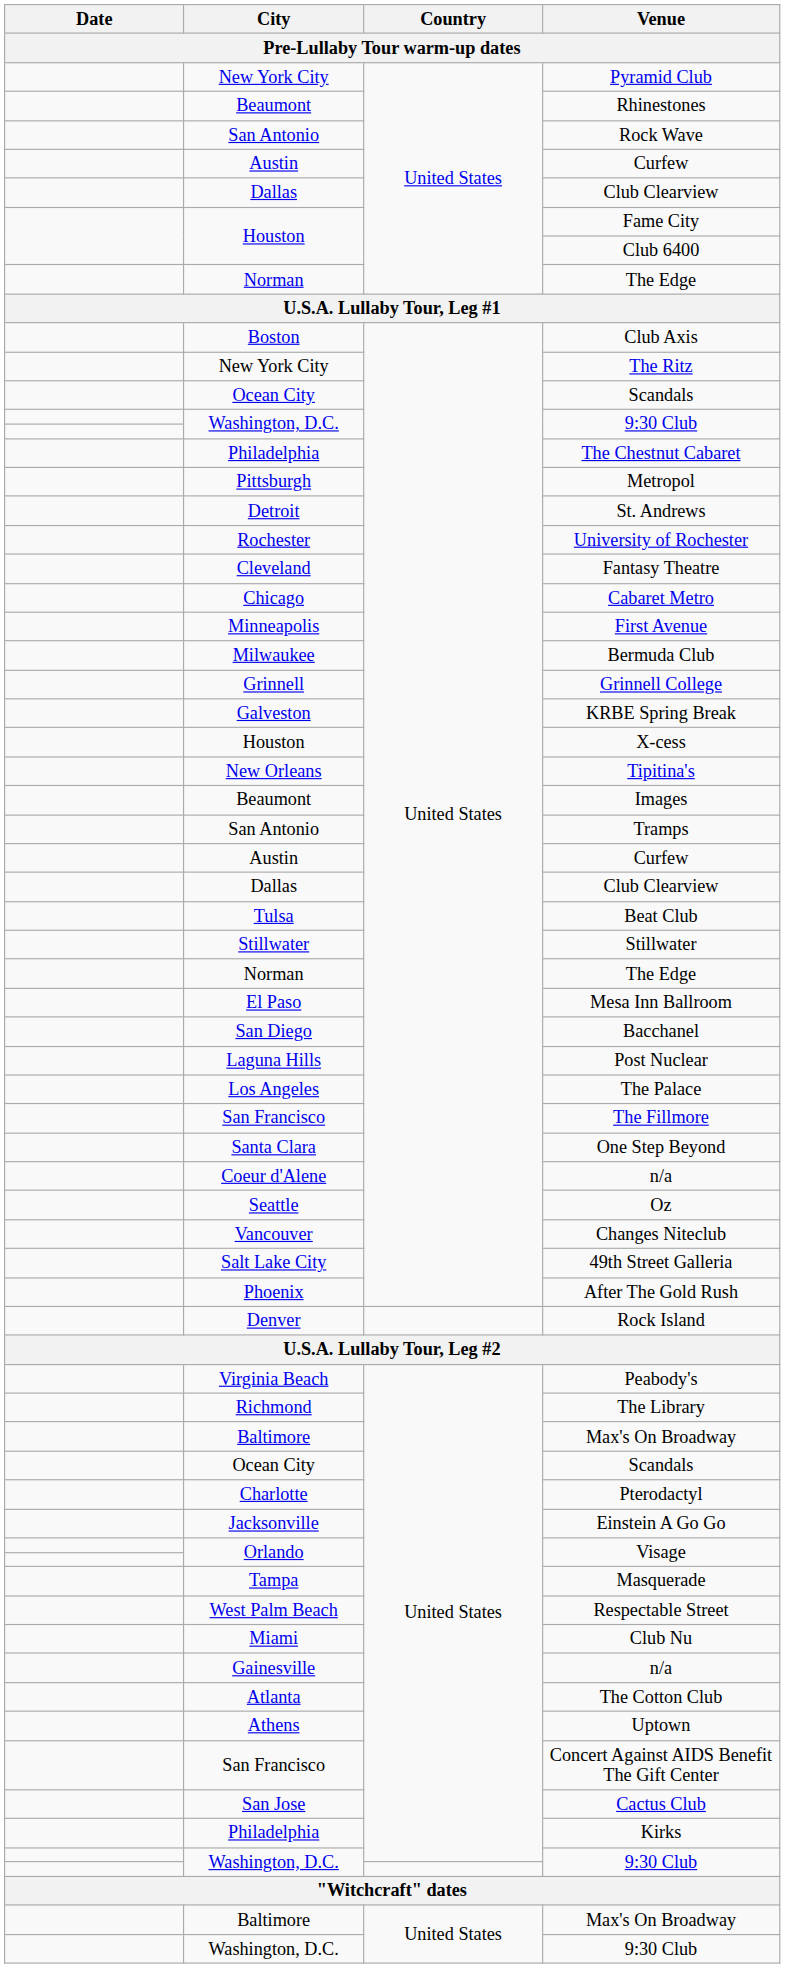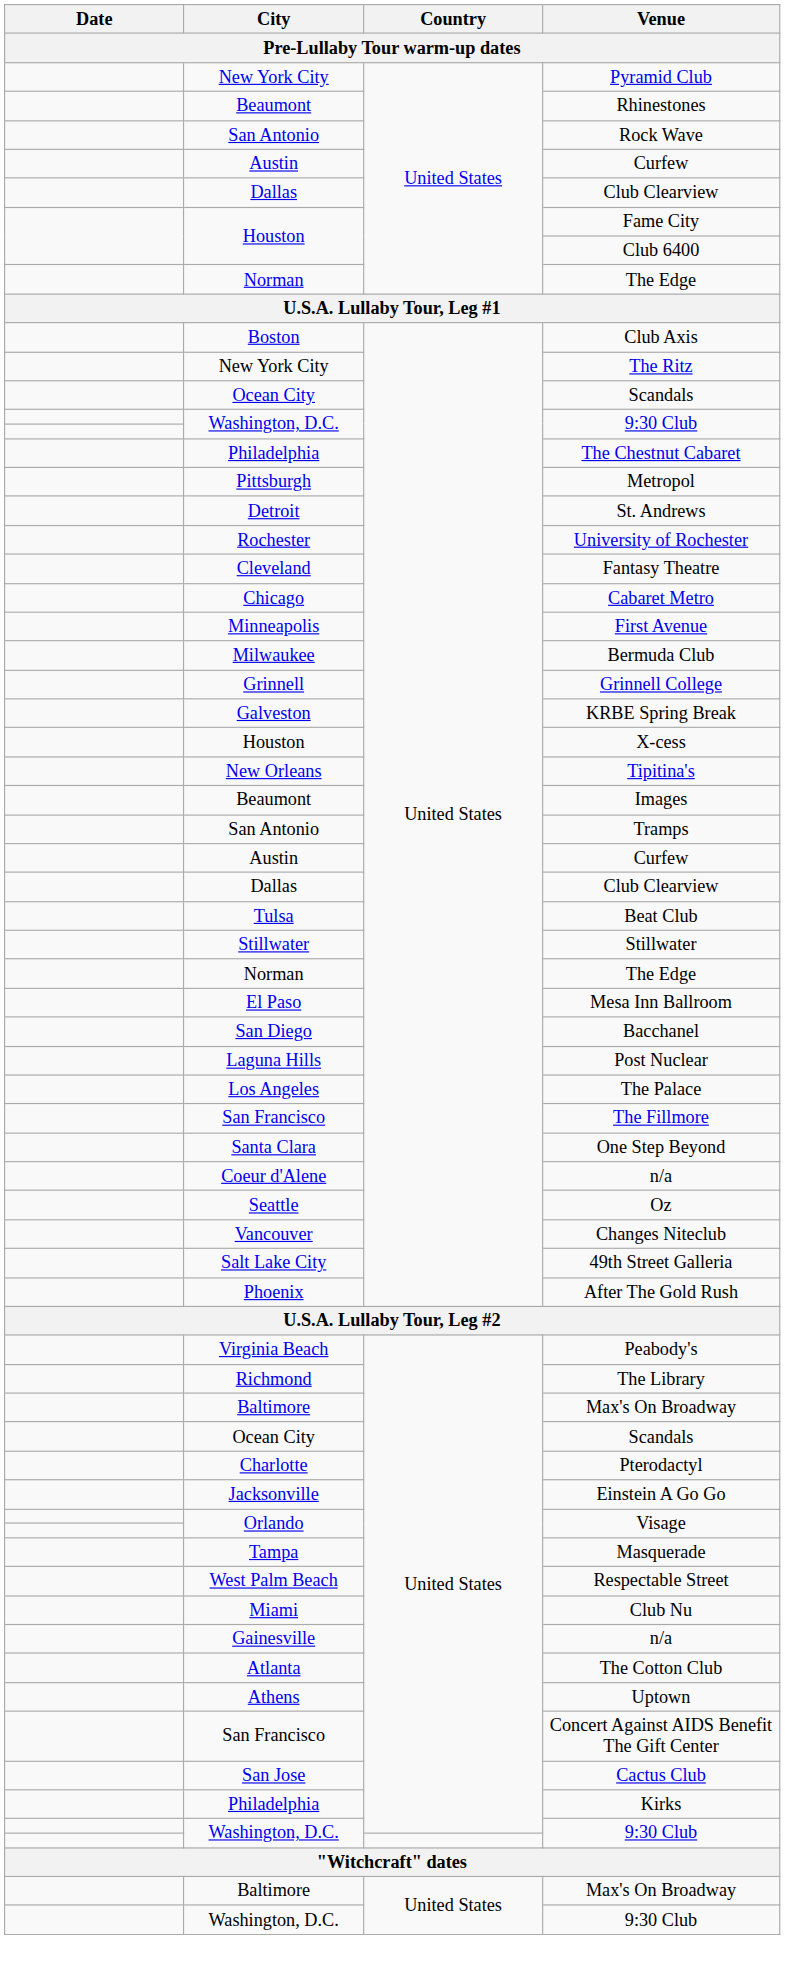- row: (274, 1320)
